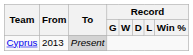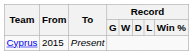(53, 43) 2013 -> (53, 43) 2015
(88, 43) lightgrey background -> (88, 43) no background
